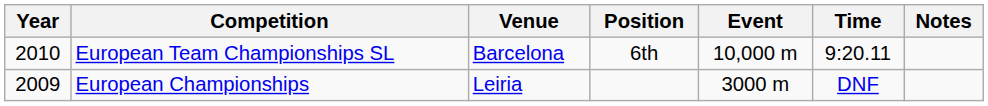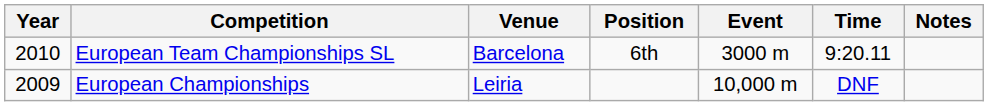(755, 53) 10,000 m -> (755, 53) 3000 m
(755, 85) 3000 m -> (755, 85) 10,000 m
